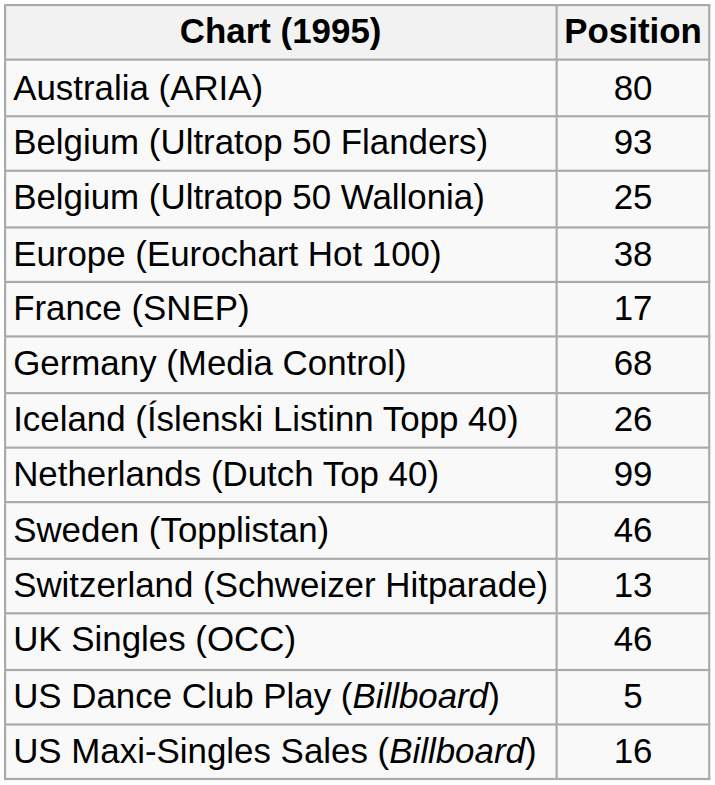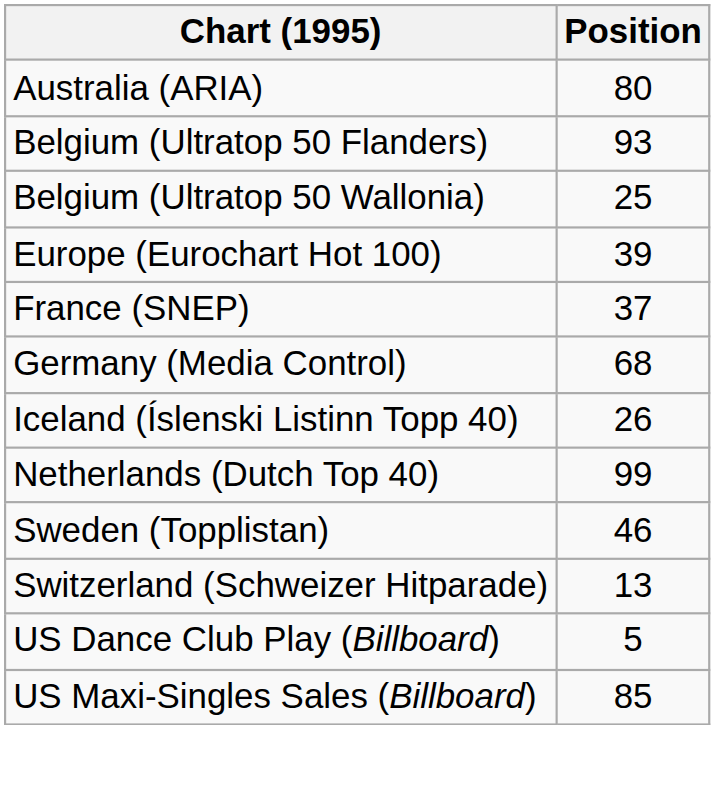(633, 253) 38 -> (633, 253) 39
(633, 308) 17 -> (633, 308) 37
- row: (155, 640)
(633, 751) 16 -> (633, 695) 85
